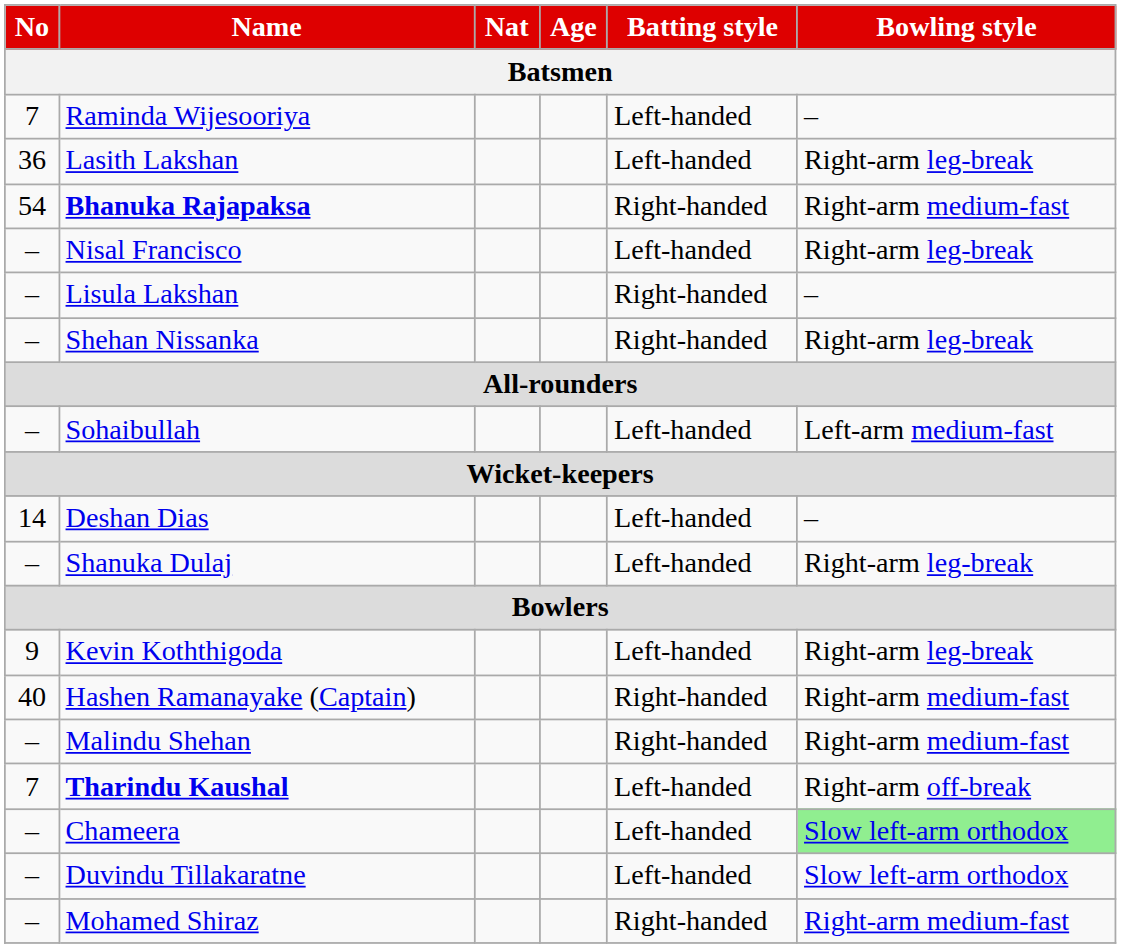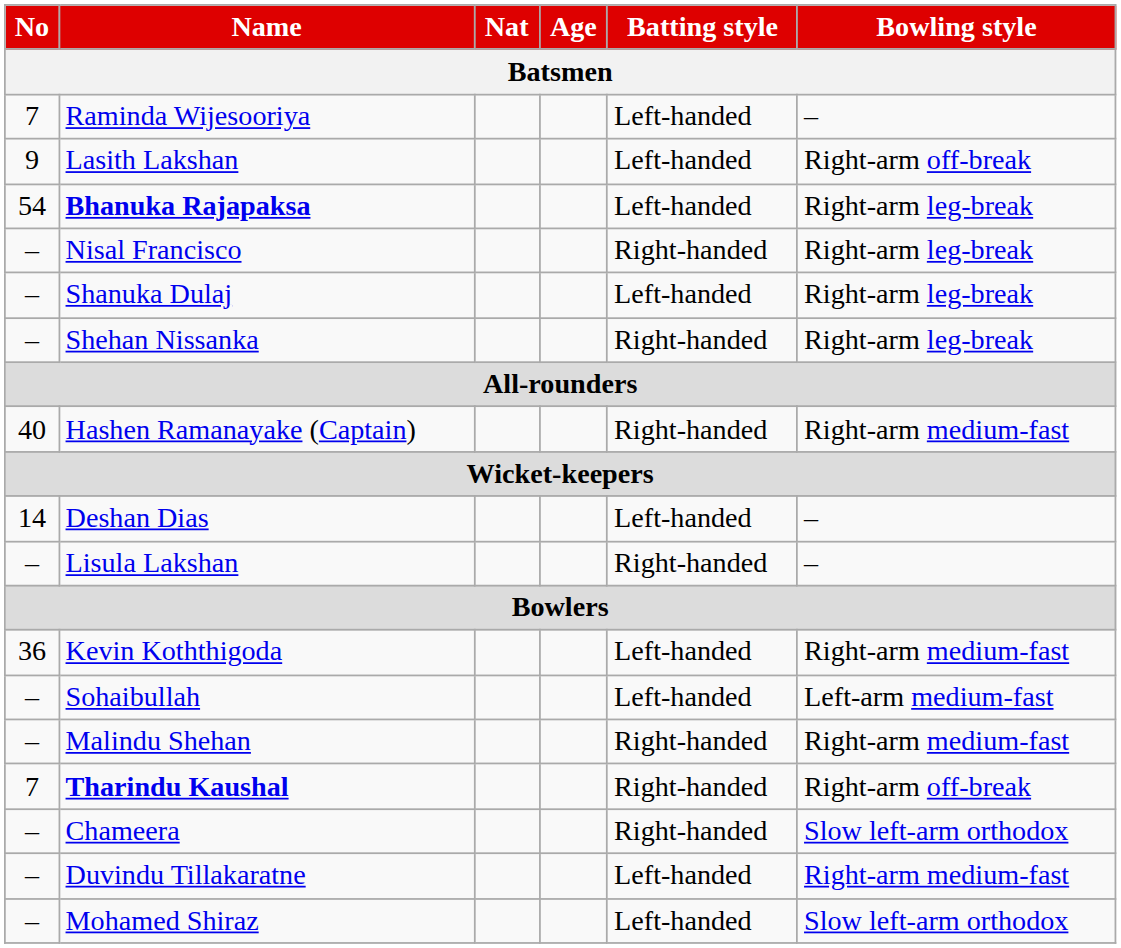(32, 160) 36 -> (32, 160) 9
(919, 160) Right-arm leg-break -> (918, 160) Right-arm off-break
(691, 205) Right-handed -> (683, 205) Left-handed
(937, 205) Right-arm medium-fast -> (919, 205) Right-arm leg-break
(683, 250) Left-handed -> (691, 250) Right-handed
rows swapped: (149, 562) <-> (152, 294)
rows swapped: (241, 696) <-> (133, 428)
(32, 652) 9 -> (32, 652) 36
(919, 652) Right-arm leg-break -> (937, 652) Right-arm medium-fast
(683, 786) Left-handed -> (691, 786) Right-handed
(683, 830) Left-handed -> (691, 830) Right-handed
(936, 830) lightgreen background -> (936, 830) no background
(936, 875) Slow left-arm orthodox -> (937, 875) Right-arm medium-fast
(691, 920) Right-handed -> (683, 920) Left-handed
(937, 920) Right-arm medium-fast -> (936, 920) Slow left-arm orthodox
